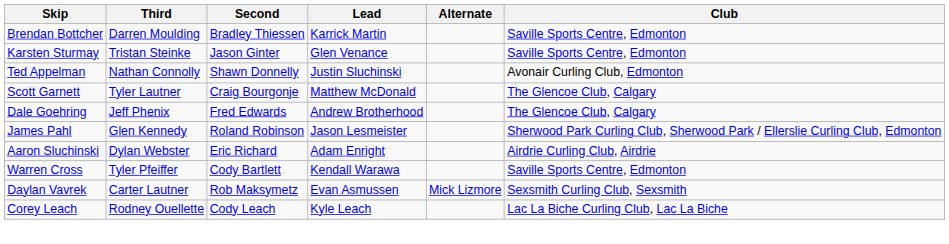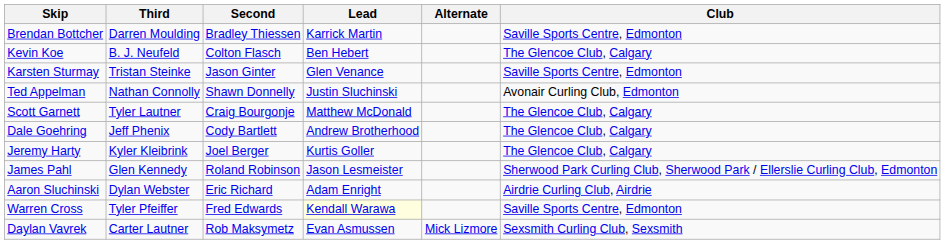+ row: (35, 53)
(248, 111) Fred Edwards -> (241, 131) Cody Bartlett
+ row: (44, 151)
(245, 170) Cody Bartlett -> (244, 209) Fred Edwards
(355, 170) no background -> (351, 209) lightyellow background
- row: (42, 209)
